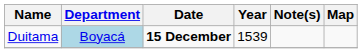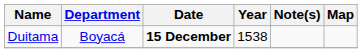(102, 36) lightblue background -> (102, 36) no background
(252, 36) 1539 -> (252, 36) 1538
